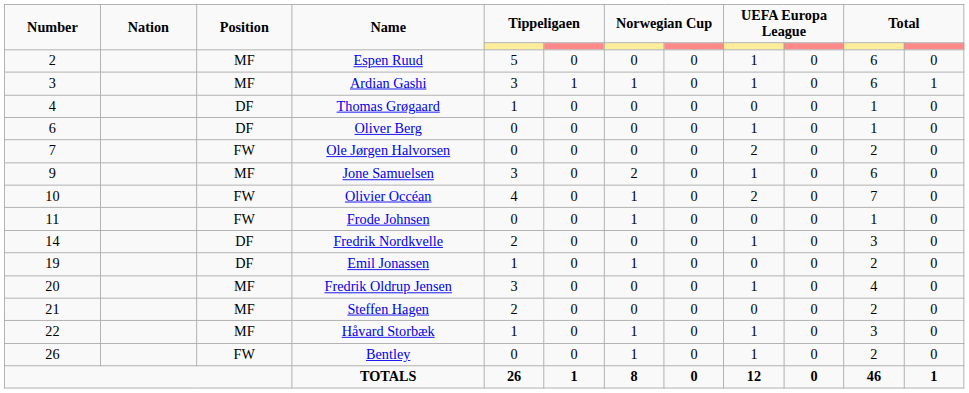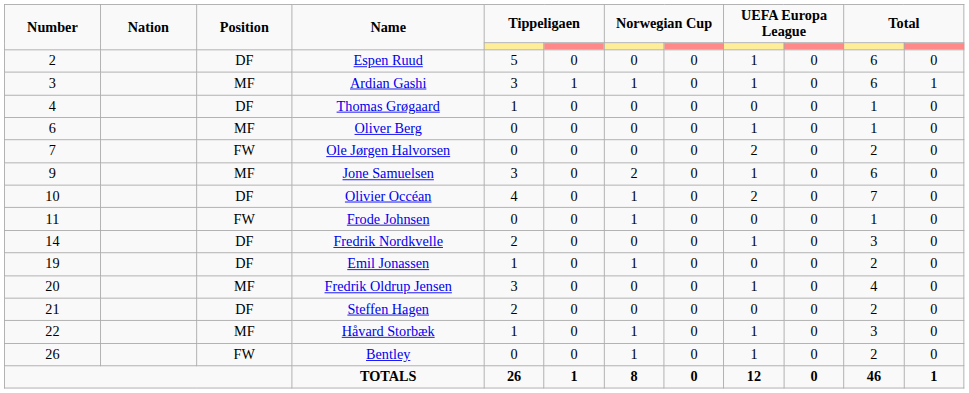(244, 60) MF -> (244, 60) DF
(244, 128) DF -> (244, 128) MF
(244, 196) FW -> (244, 196) DF
(244, 309) MF -> (244, 309) DF
